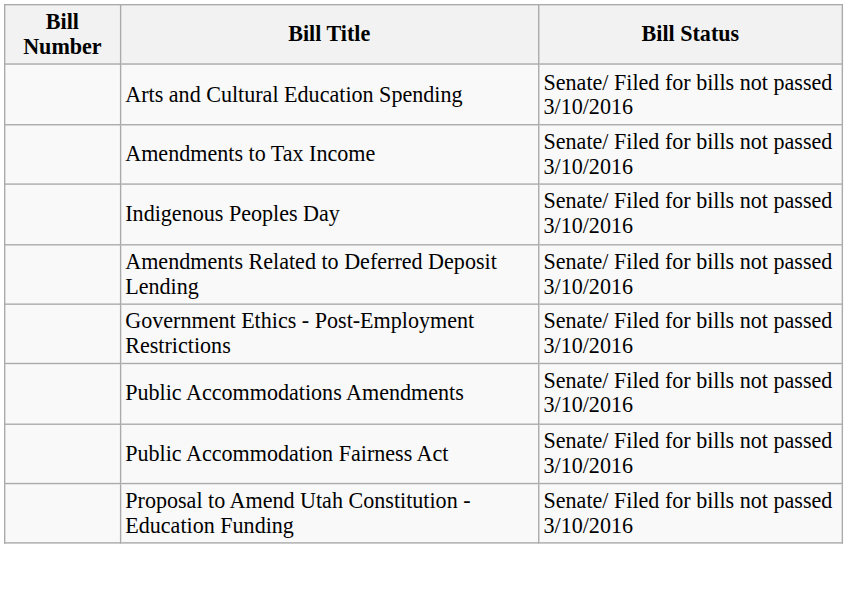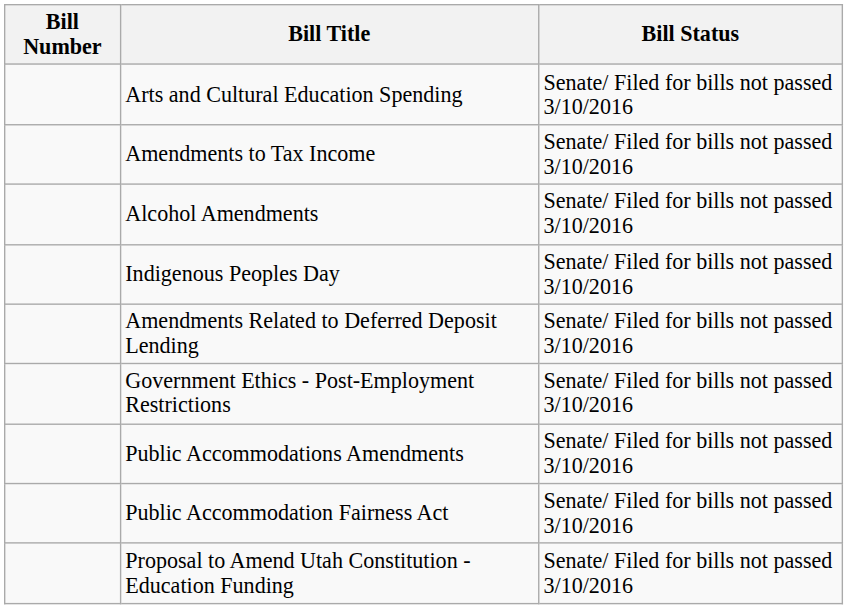+ row: (222, 214)
